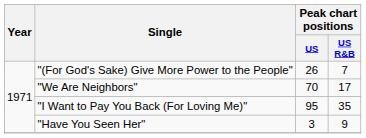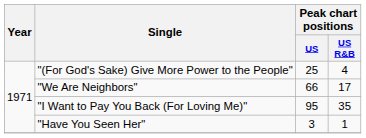(312, 70) 26 -> (312, 70) 25
(345, 70) 7 -> (345, 70) 4
(312, 88) 70 -> (312, 88) 66
(345, 124) 9 -> (345, 124) 1
